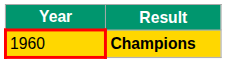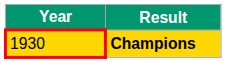(28, 43) 1960 -> (28, 43) 1930
